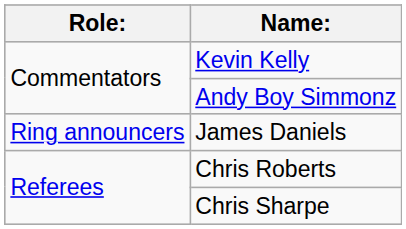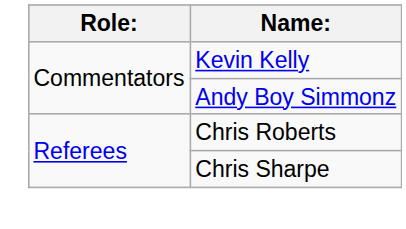- row: (271, 133)
